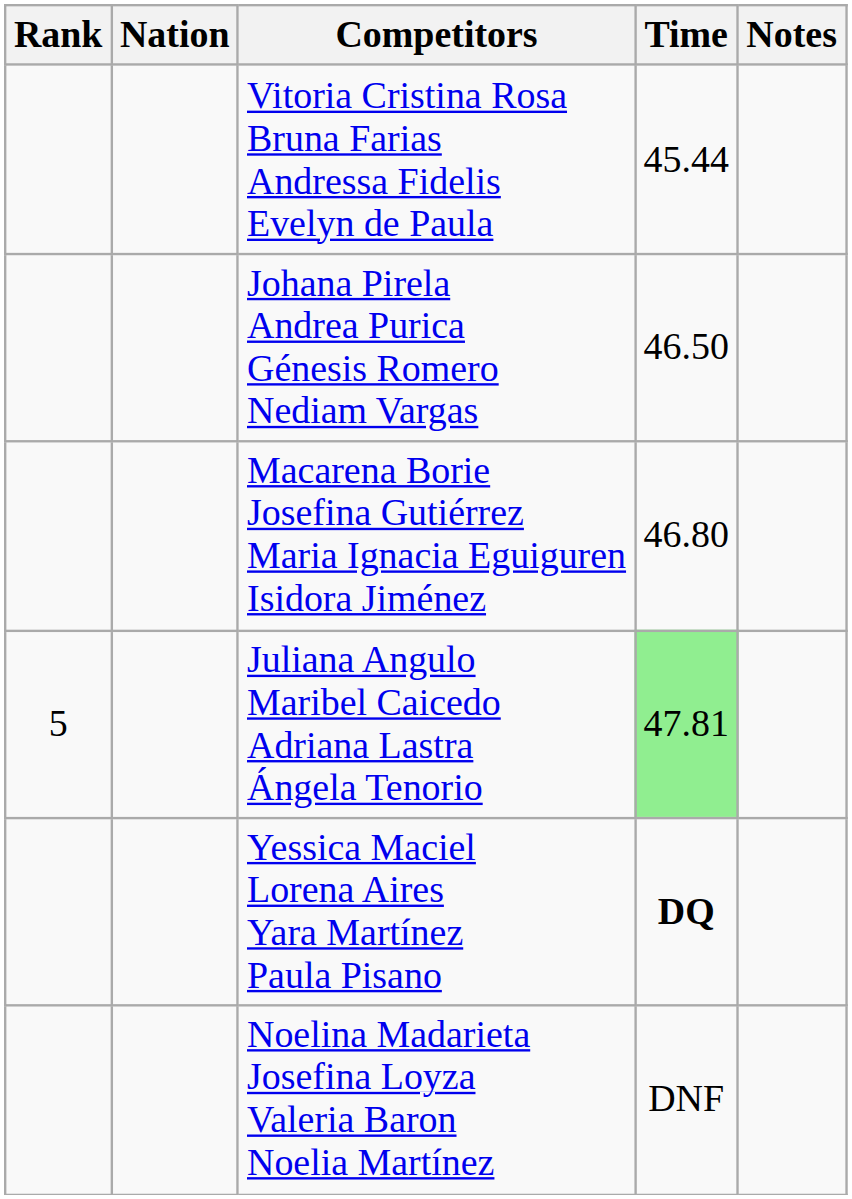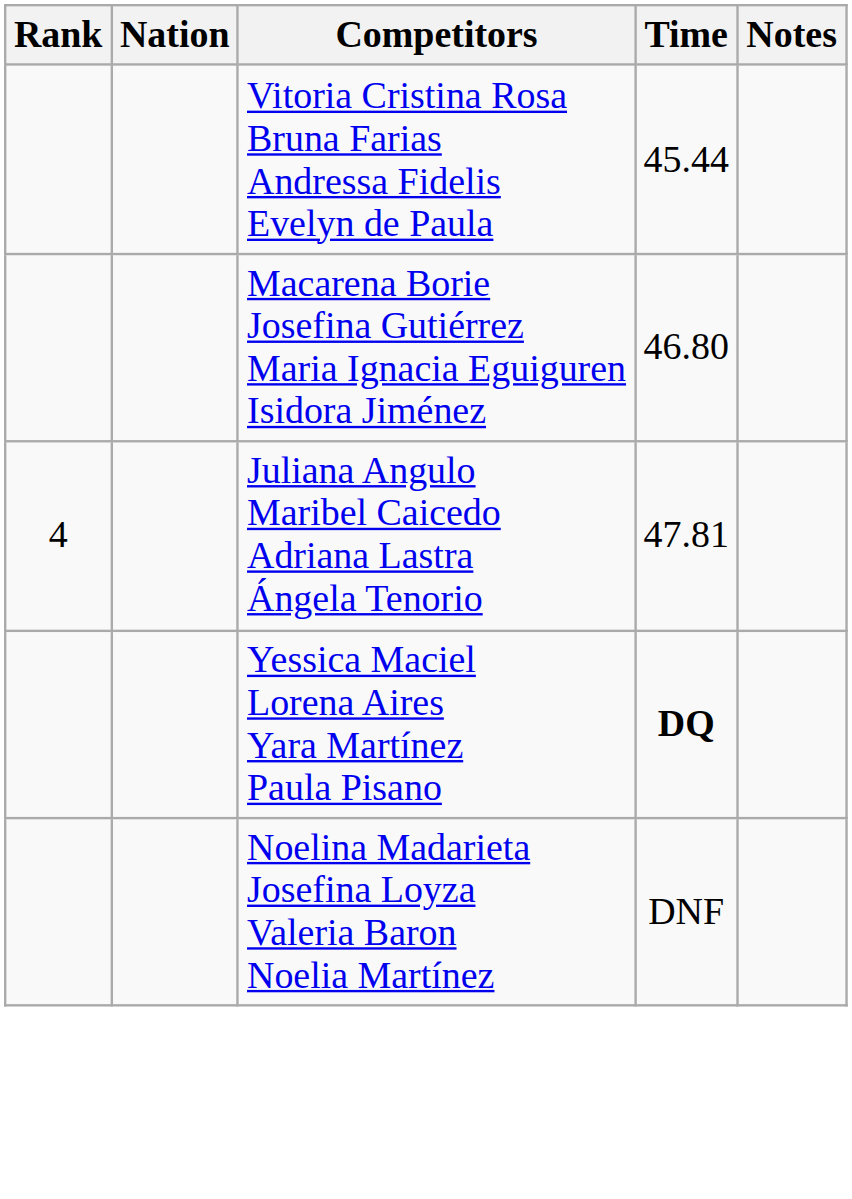- row: (373, 346)
(58, 723) 5 -> (58, 534) 4
(686, 723) lightgreen background -> (686, 534) no background
